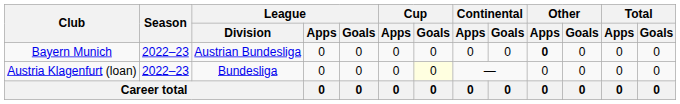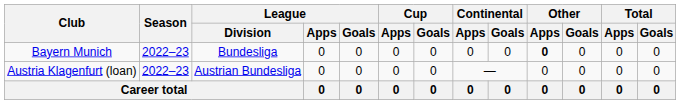(248, 52) Austrian Bundesliga -> (248, 52) Bundesliga
(248, 71) Bundesliga -> (248, 71) Austrian Bundesliga
(433, 71) lightyellow background -> (433, 71) no background
